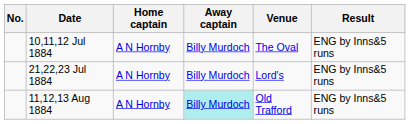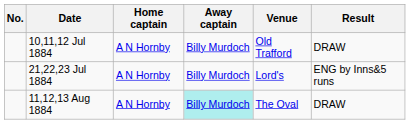(277, 47) The Oval -> (274, 47) Old Trafford
(350, 47) ENG by Inns&5 runs -> (330, 47) DRAW
(274, 104) Old Trafford -> (277, 104) The Oval
(350, 104) ENG by Inns&5 runs -> (330, 104) DRAW
